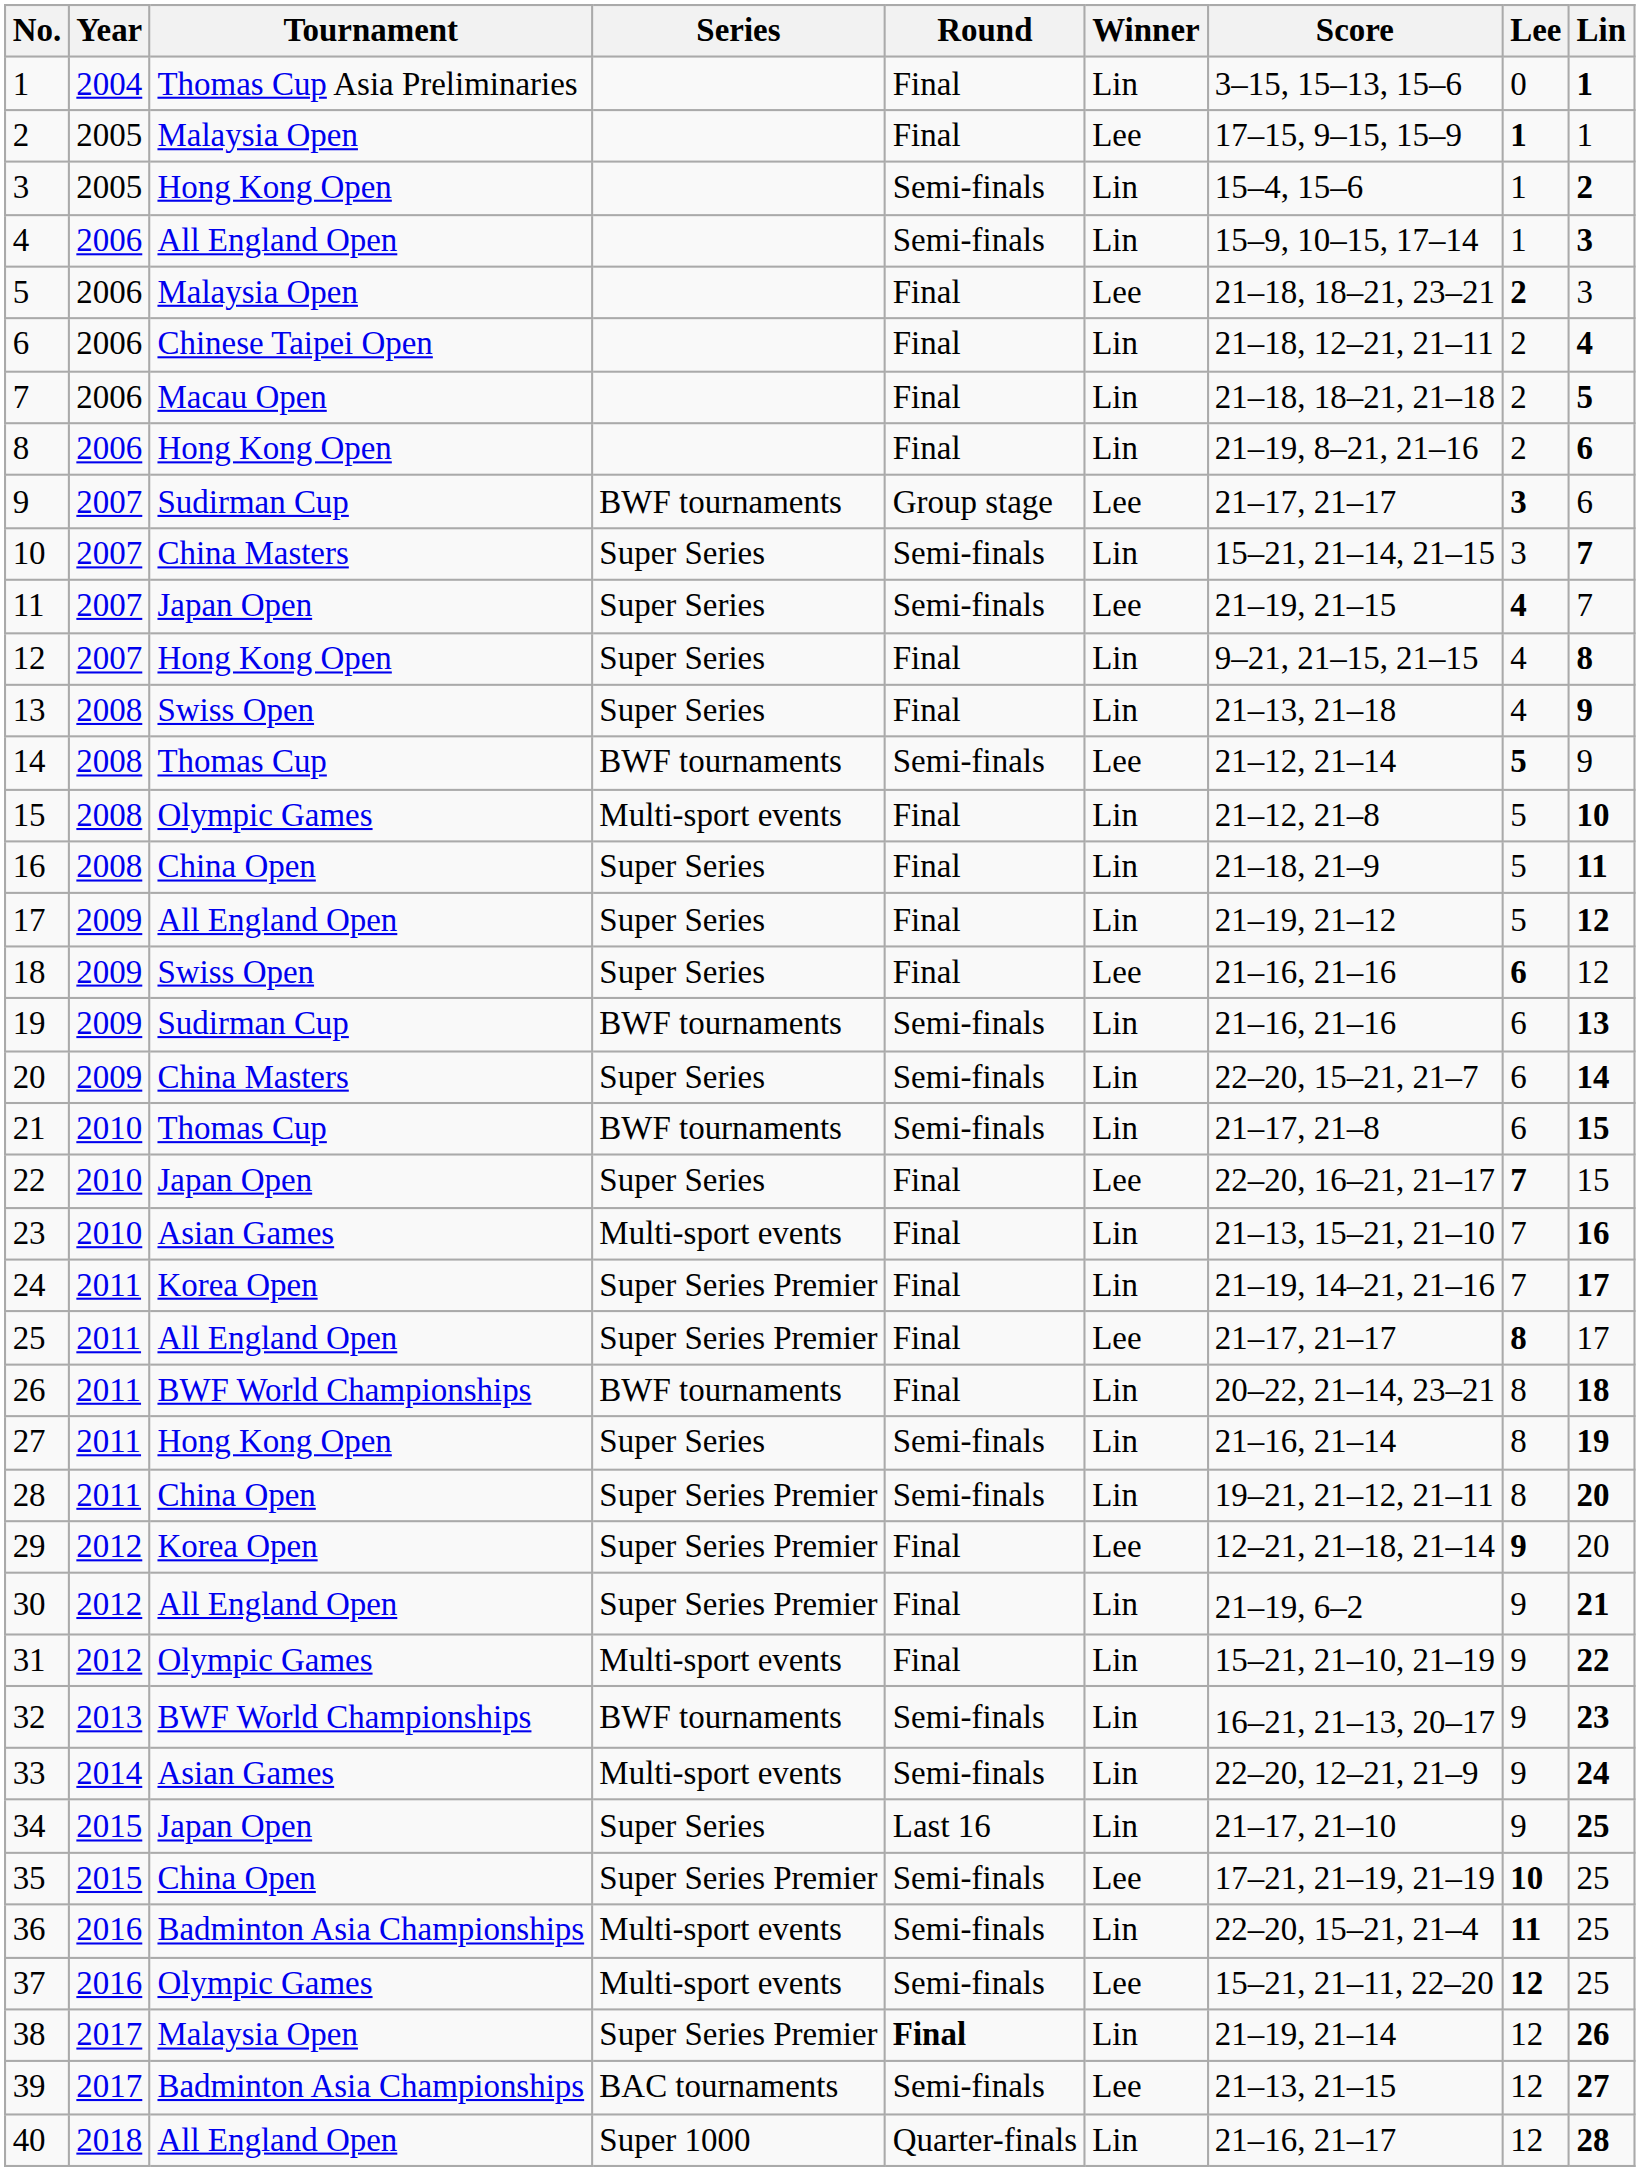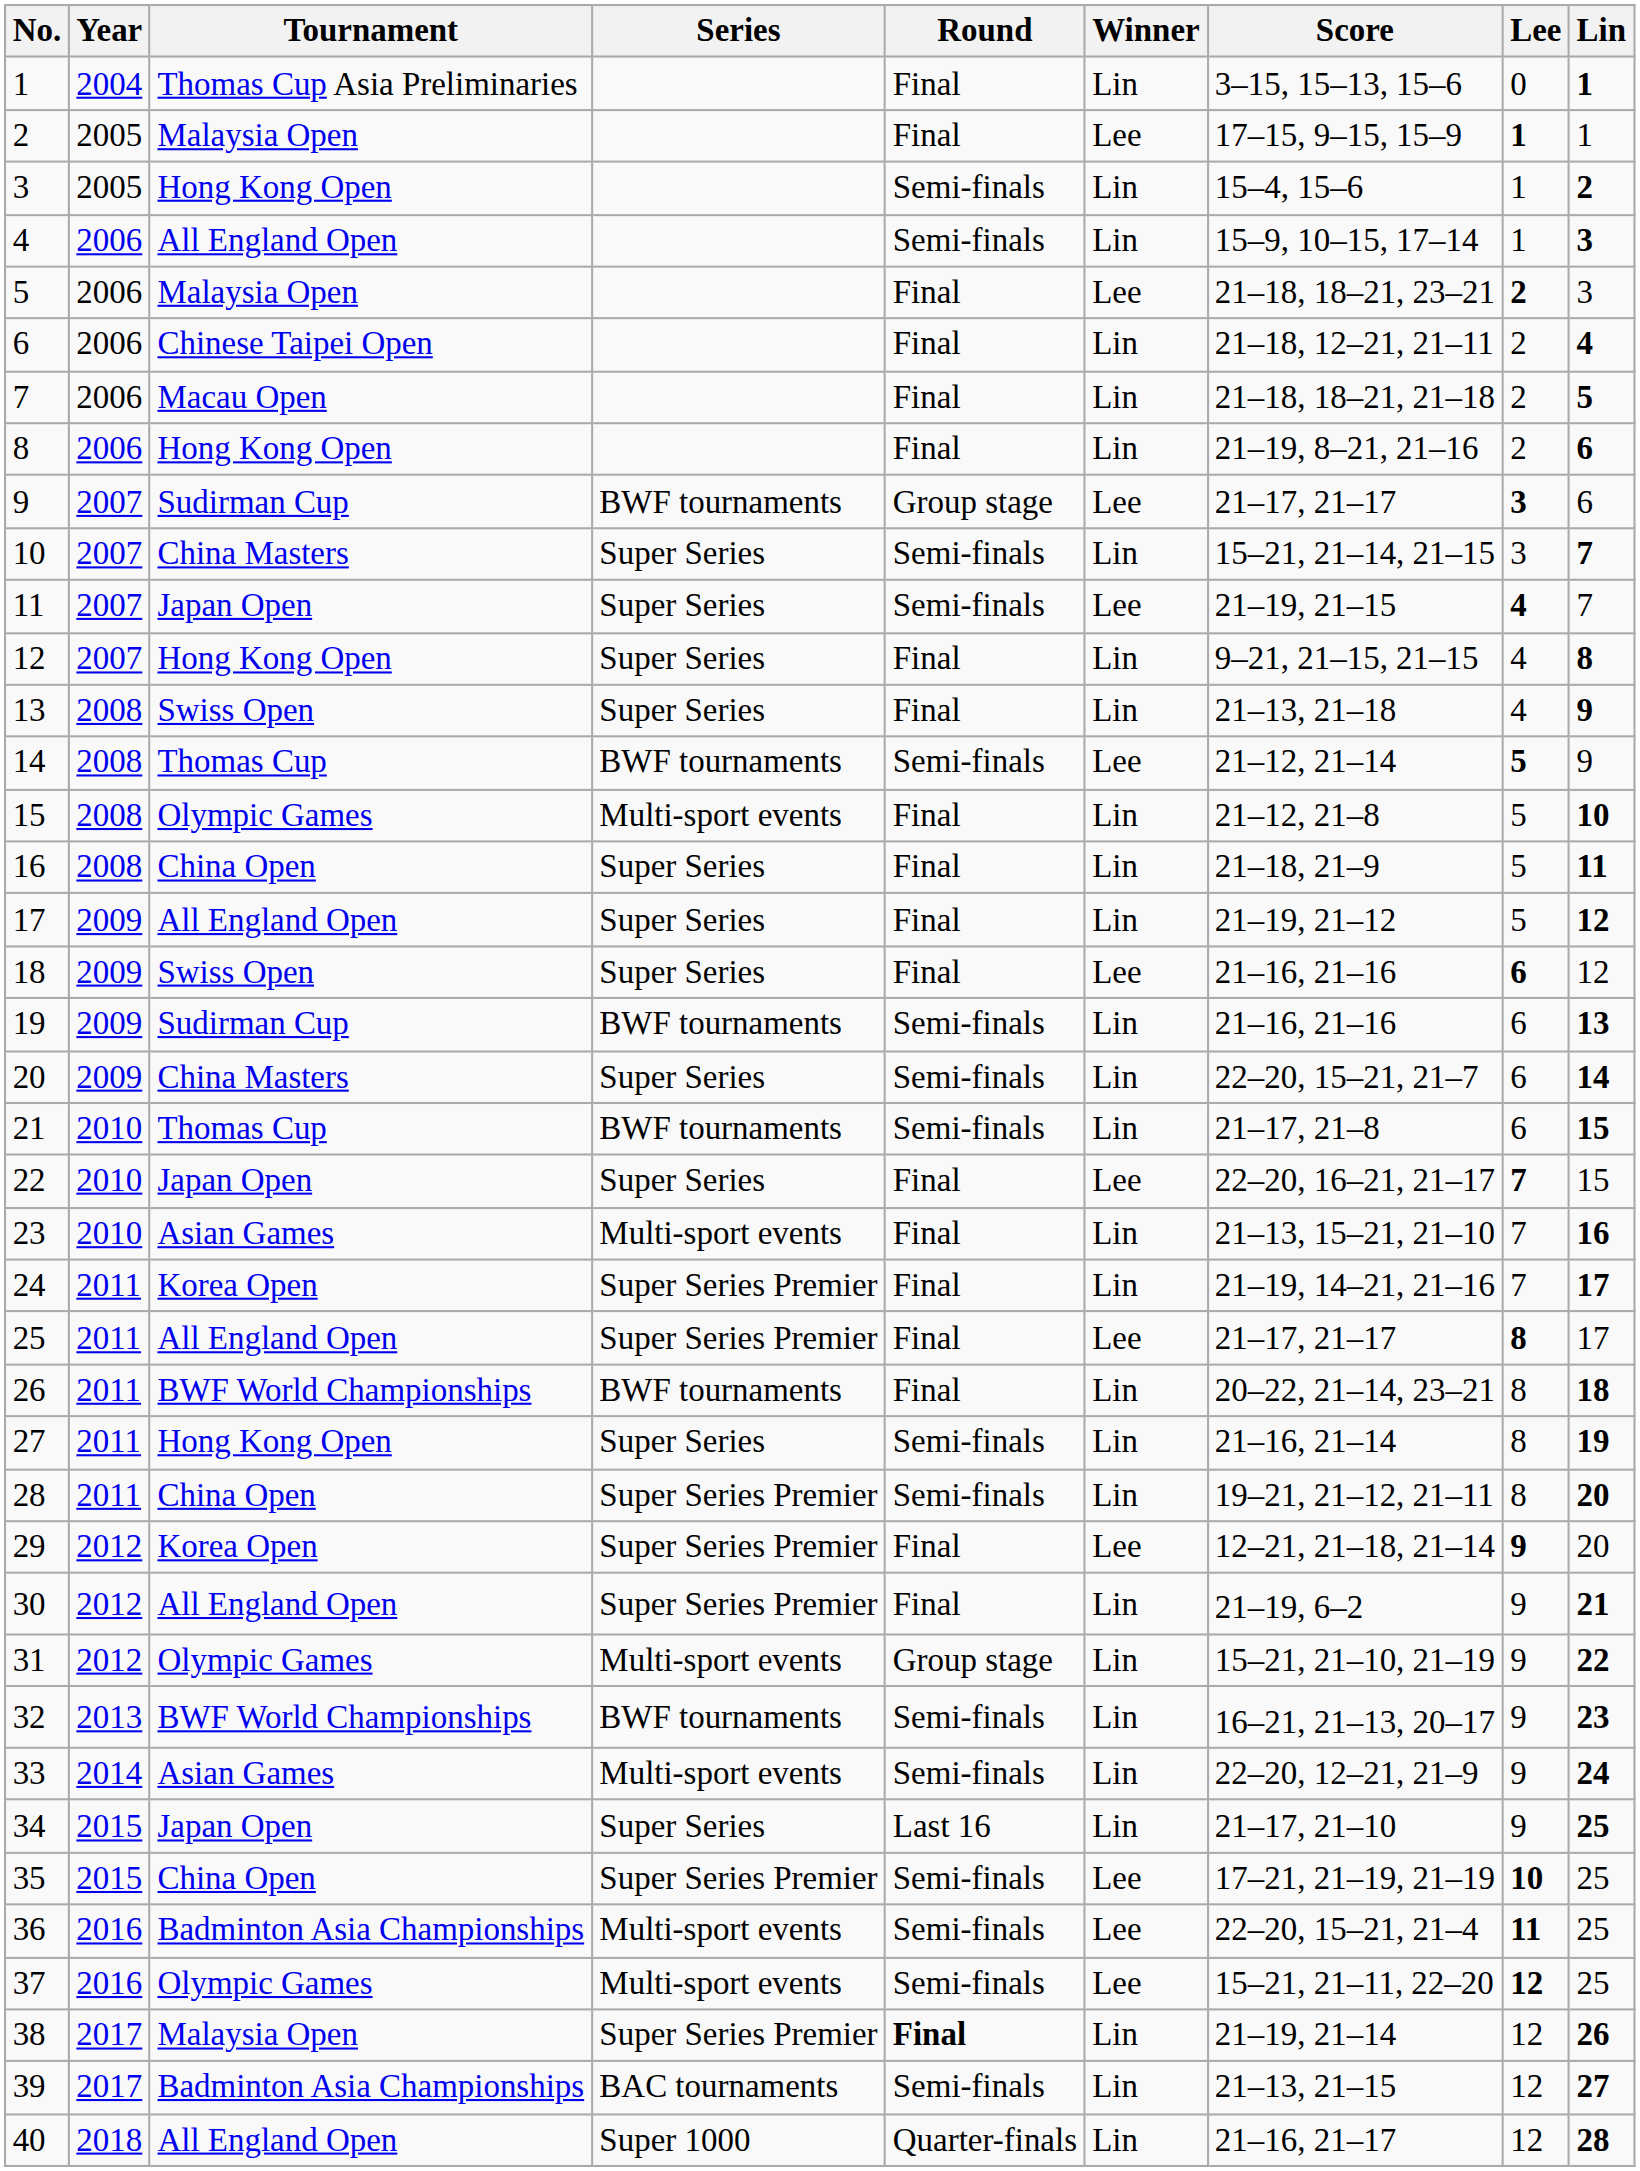(927, 1659) Final -> (973, 1659) Group stage
(1115, 1930) Lin -> (1117, 1930) Lee
(1117, 2087) Lee -> (1115, 2087) Lin
